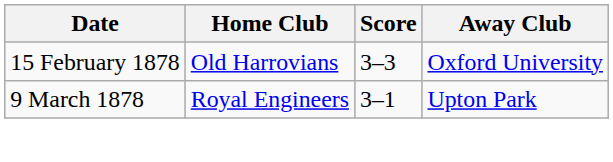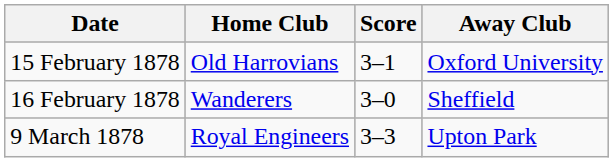(378, 61) 3–3 -> (378, 61) 3–1
+ row: (95, 99)
(378, 99) 3–1 -> (378, 136) 3–3
